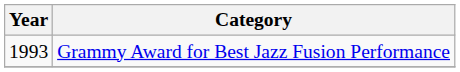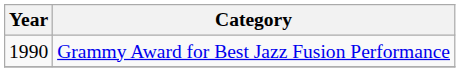(29, 50) 1993 -> (29, 50) 1990
